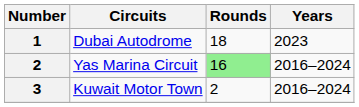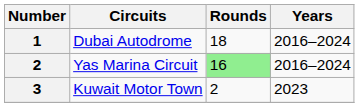(291, 41) 2023 -> (312, 41) 2016–2024
(312, 89) 2016–2024 -> (291, 89) 2023
